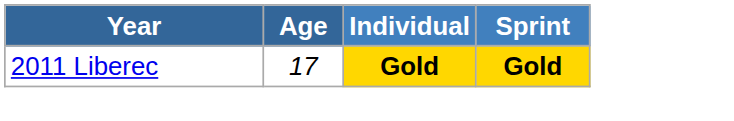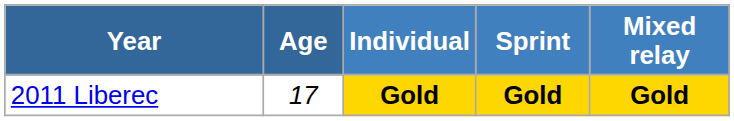+ column: (660, 40)
